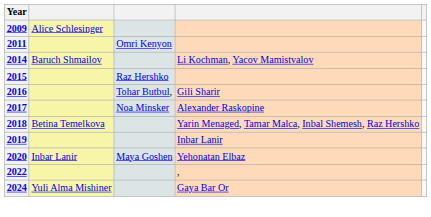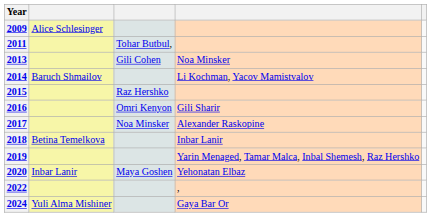(144, 44) Omri Kenyon -> (144, 44) Tohar Butbul,
+ row: (17, 60)
(144, 92) Tohar Butbul, -> (144, 108) Omri Kenyon
(298, 124) Yarin Menaged, Tamar Malca, Inbal Shemesh, Raz Hershko -> (200, 140) Inbar Lanir
(200, 140) Inbar Lanir -> (298, 156) Yarin Menaged, Tamar Malca, Inbal Shemesh, Raz Hershko
